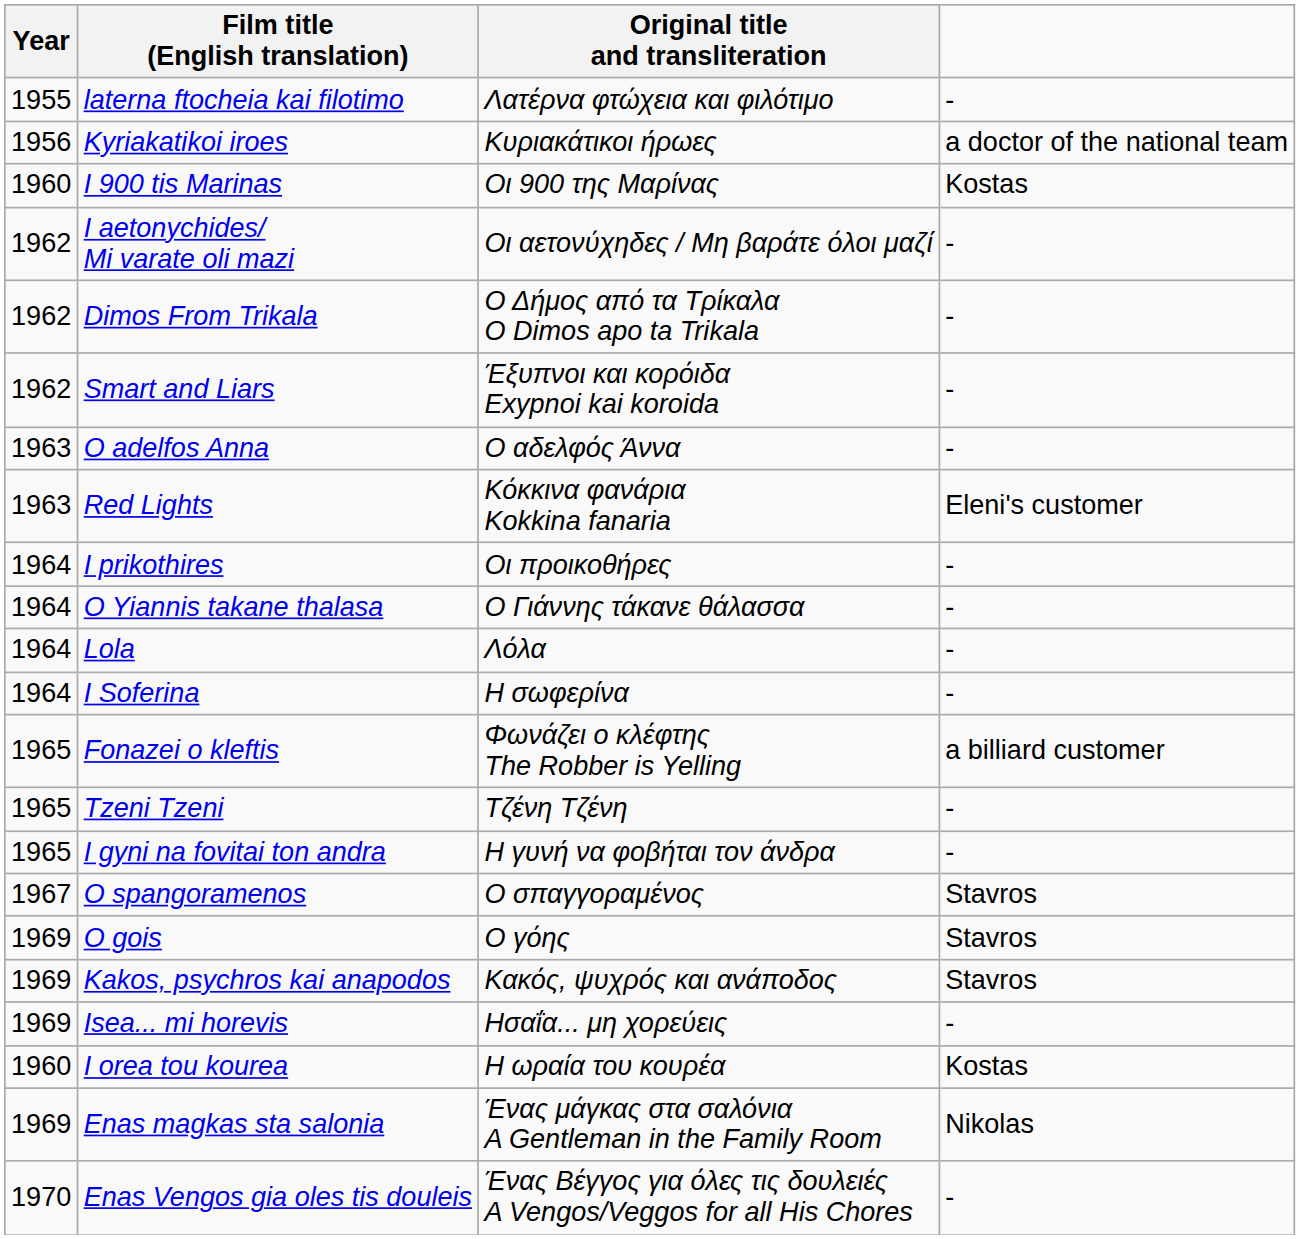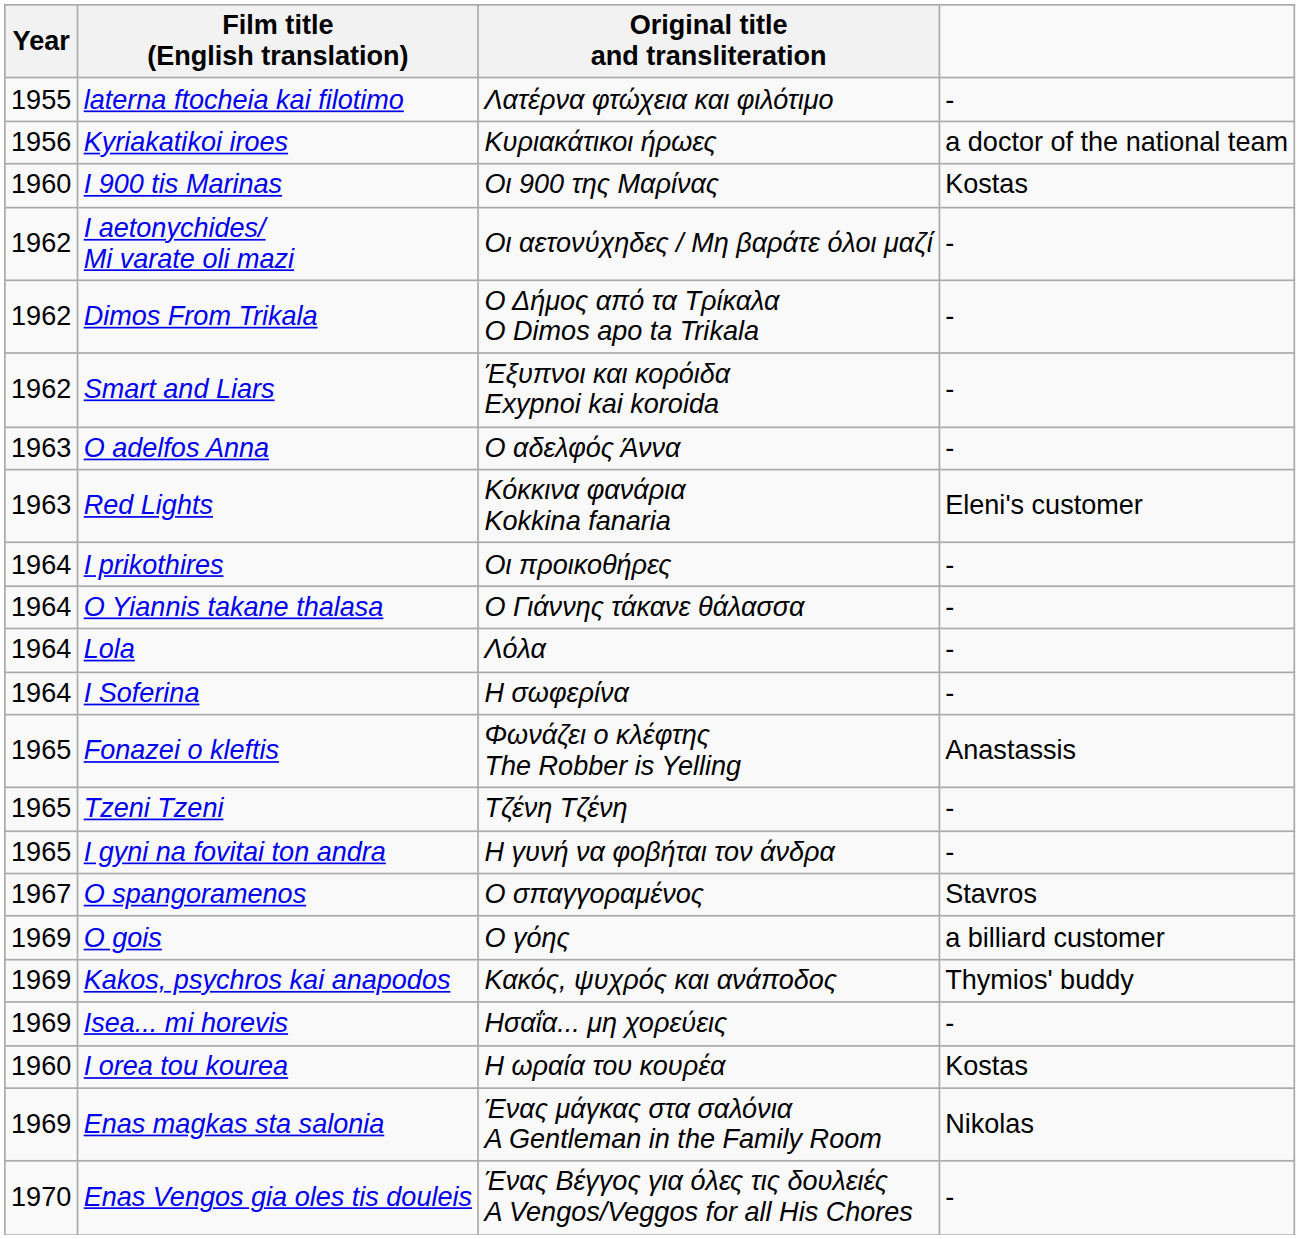(1055, 750) a billiard customer -> (1011, 750) Anastassis
(991, 937) Stavros -> (1055, 937) a billiard customer
(991, 980) Stavros -> (1040, 980) Thymios' buddy
